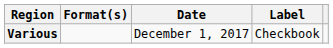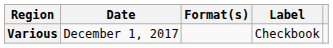columns swapped: (192, 14) <-> (96, 14)
